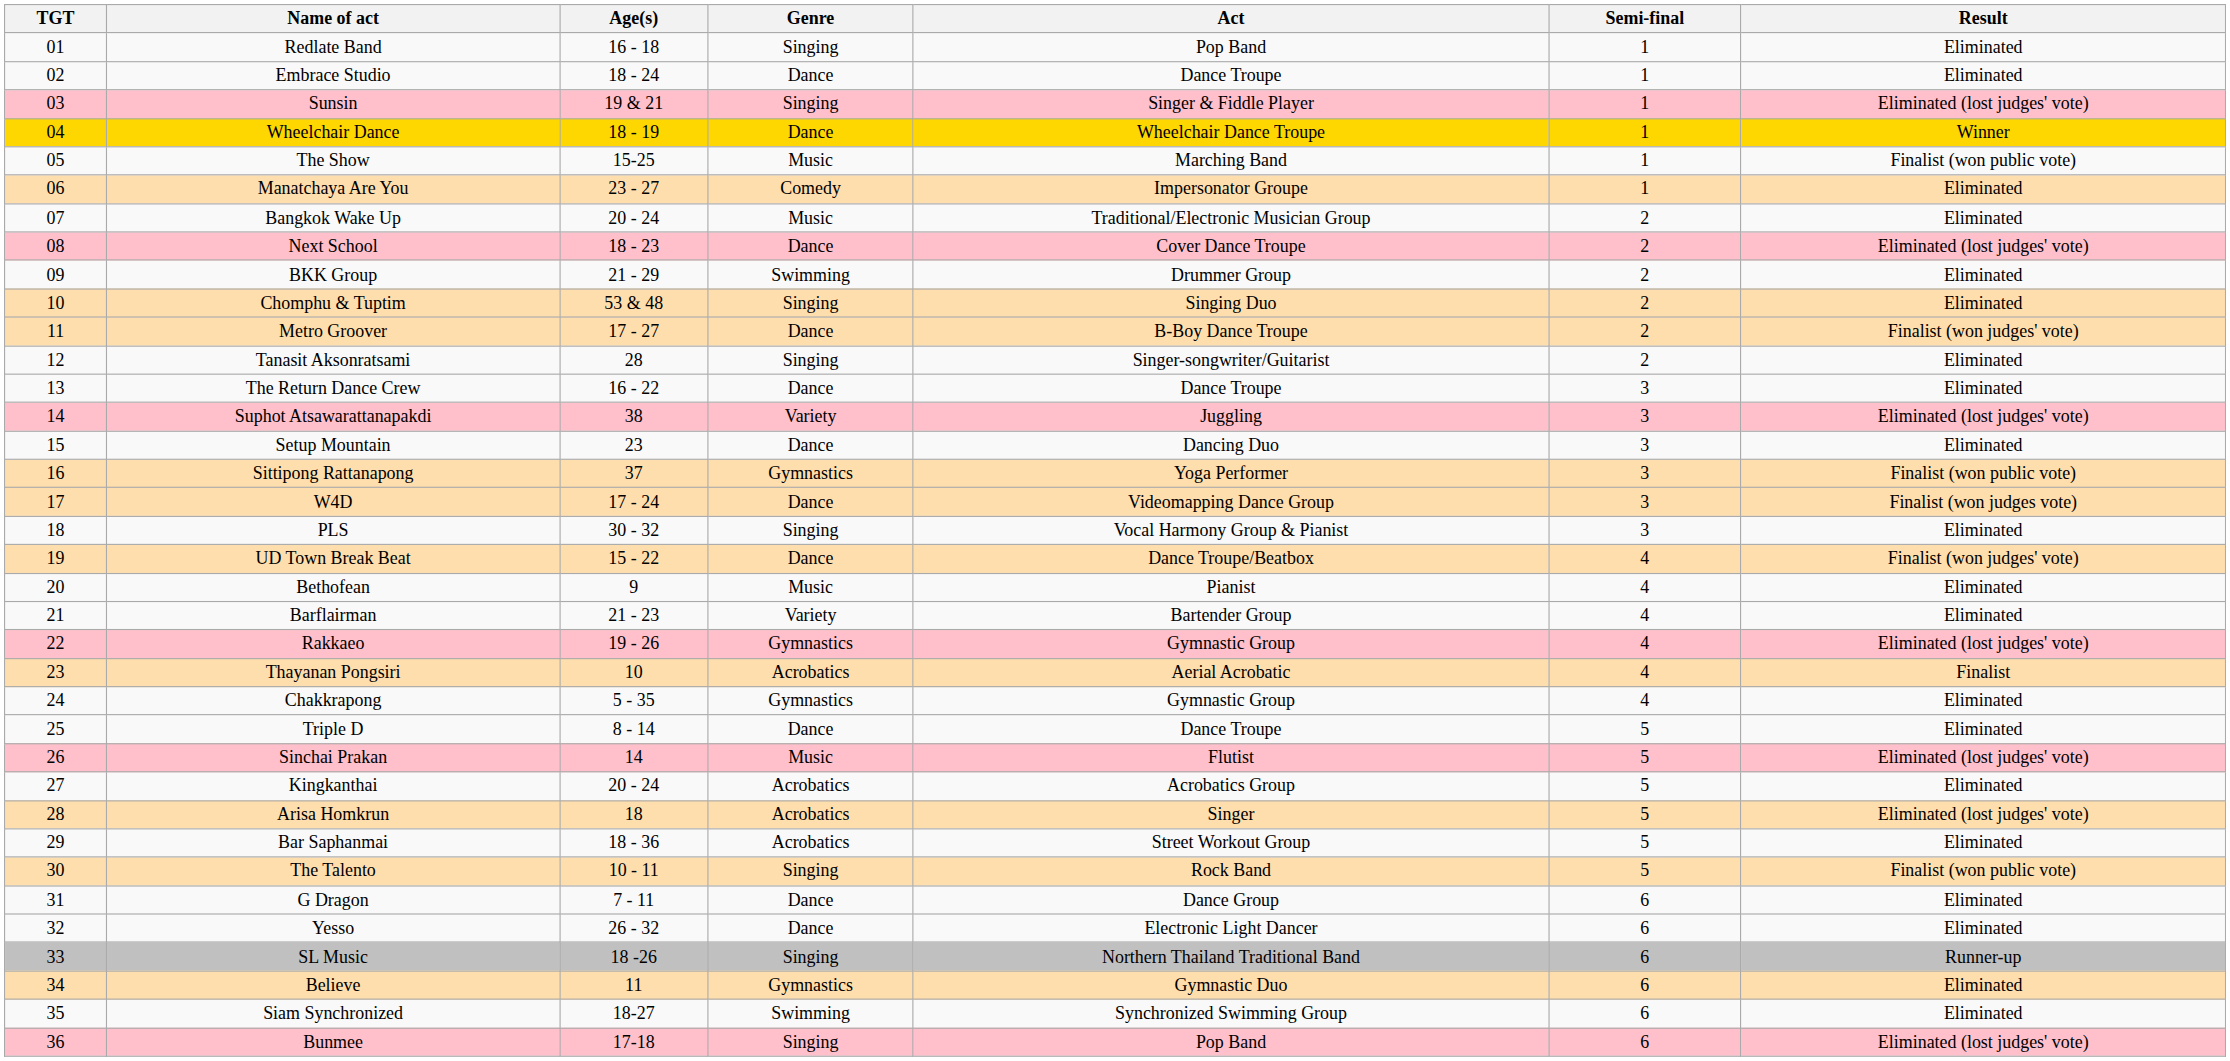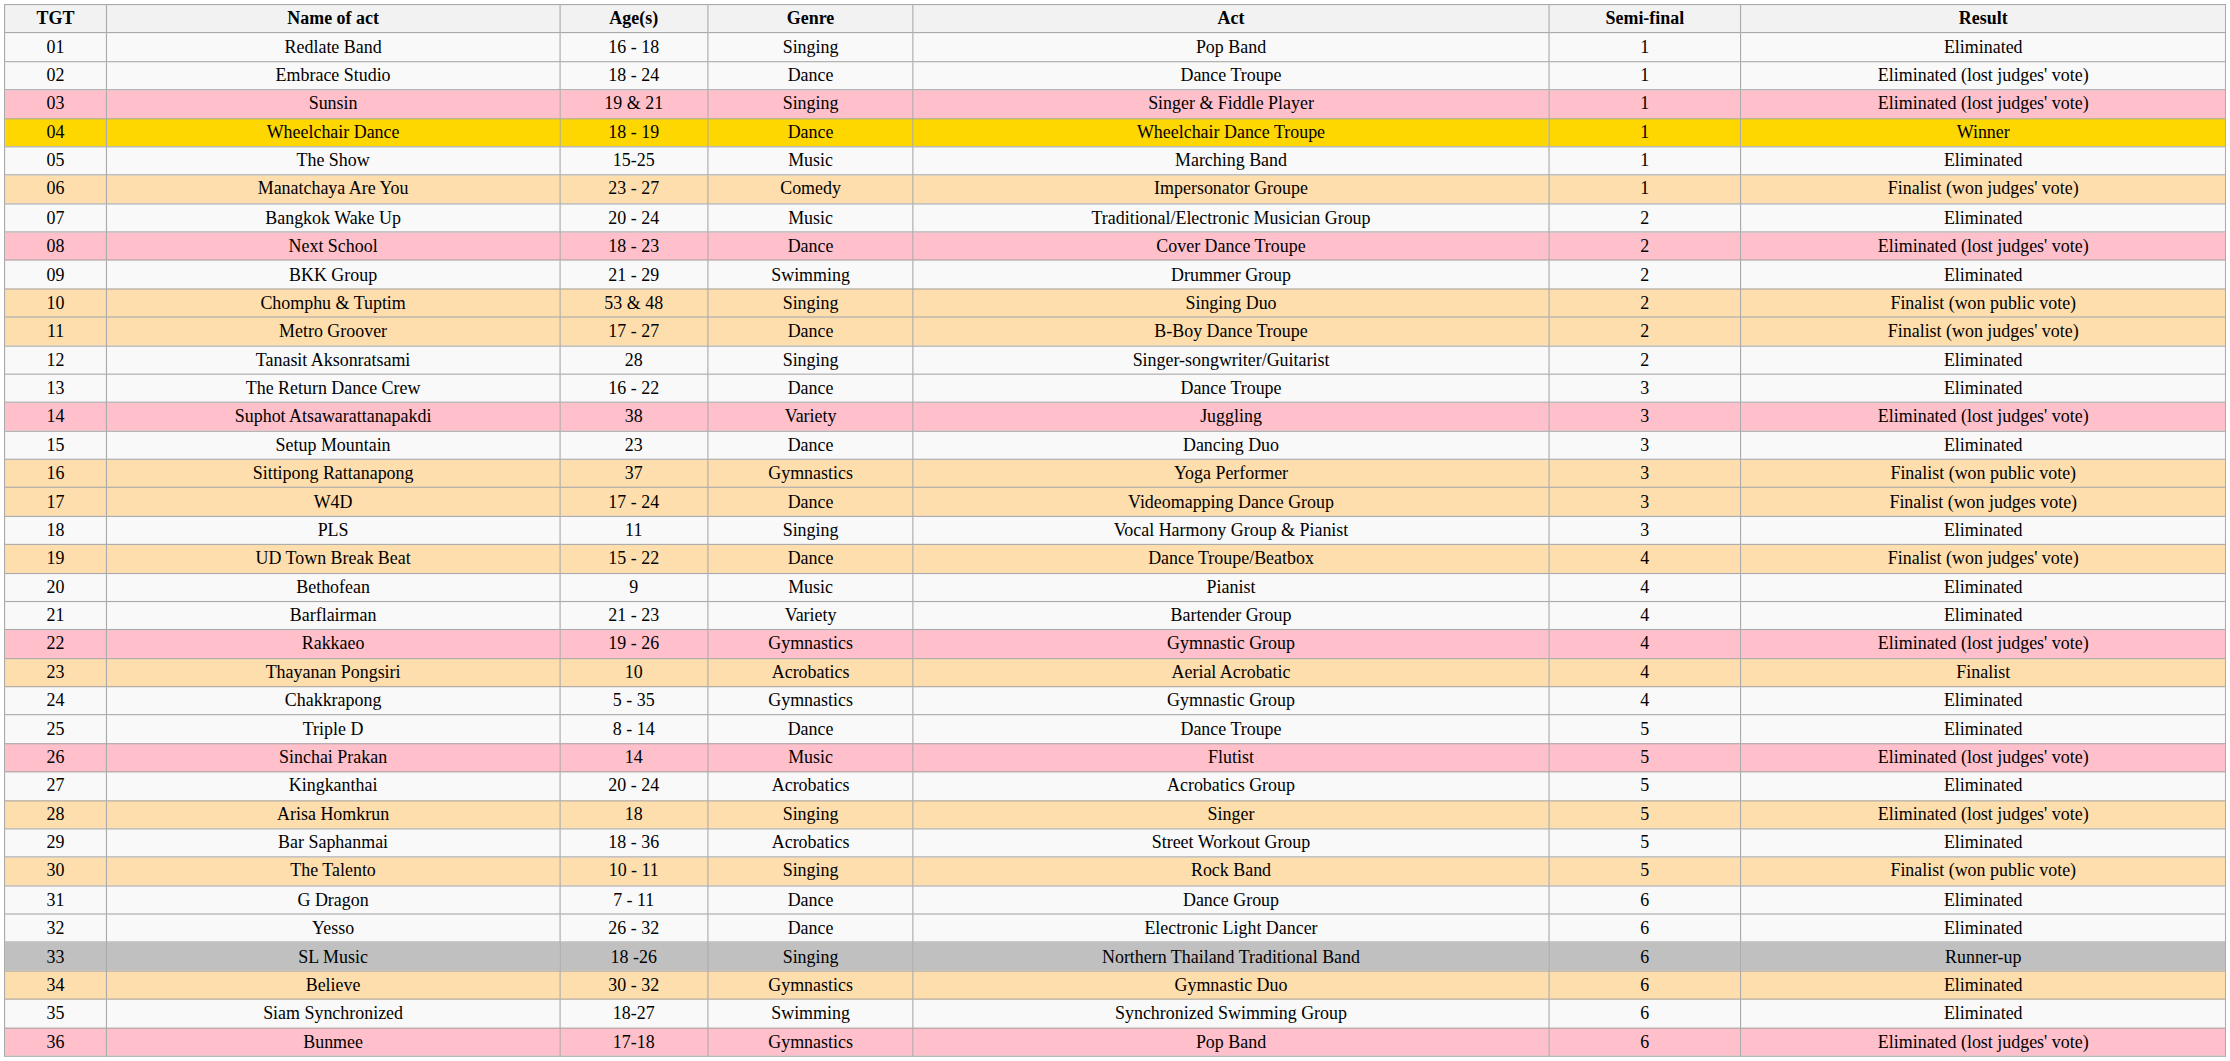(1983, 75) Eliminated -> (1983, 75) Eliminated (lost judges' vote)
(1983, 160) Finalist (won public vote) -> (1983, 160) Eliminated
(1983, 189) Eliminated -> (1983, 189) Finalist (won judges' vote)
(1983, 302) Eliminated -> (1983, 302) Finalist (won public vote)
(634, 530) 30 - 32 -> (634, 530) 11
(811, 814) Acrobatics -> (811, 814) Singing
(634, 984) 11 -> (634, 984) 30 - 32
(811, 1041) Singing -> (811, 1041) Gymnastics
